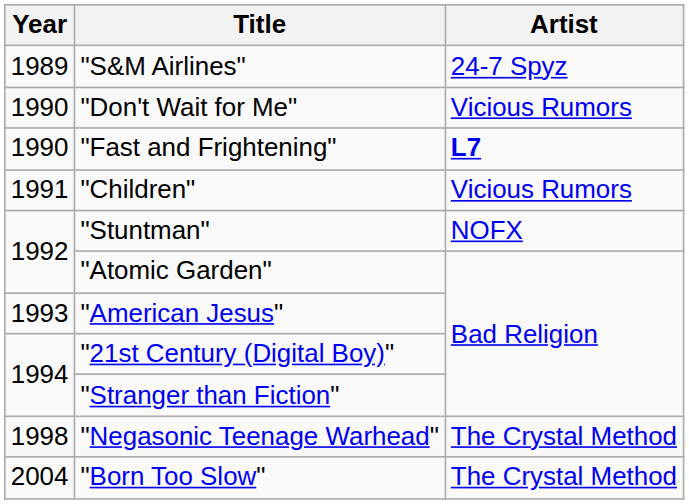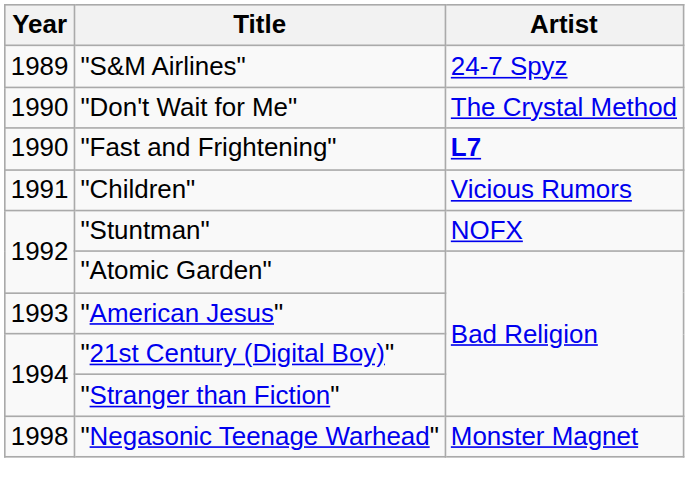(541, 107) Vicious Rumors -> (564, 107) The Crystal Method
(564, 436) The Crystal Method -> (544, 436) Monster Magnet
- row: (173, 477)
